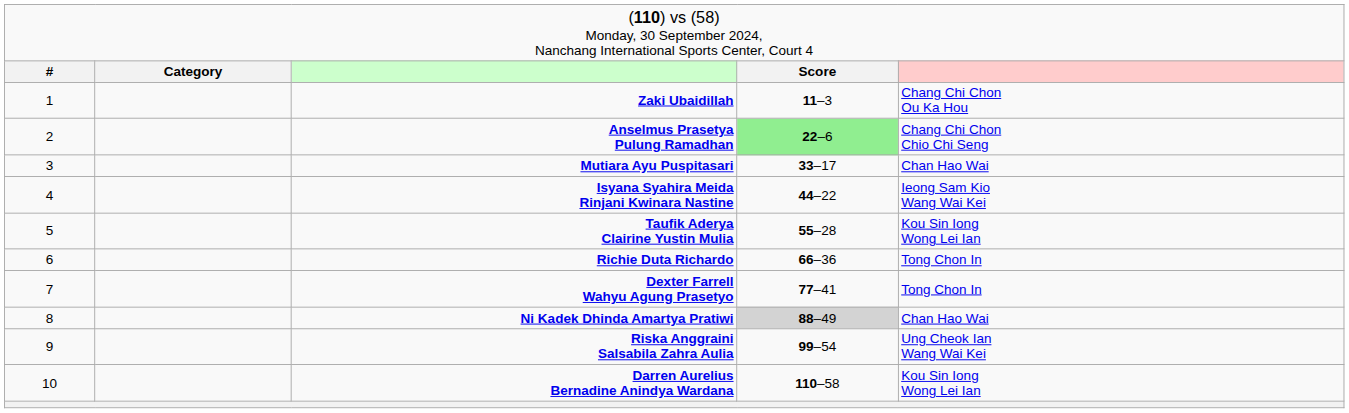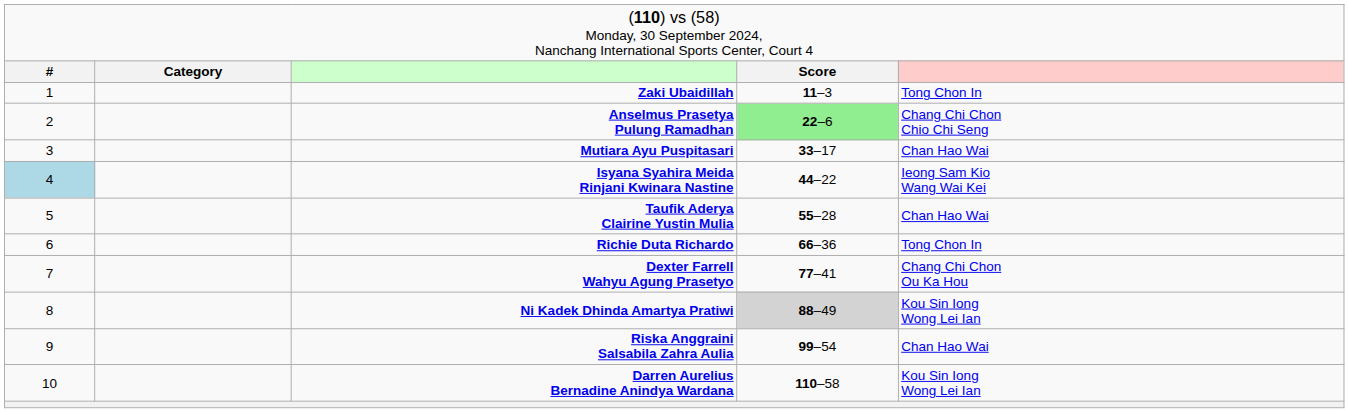(951, 101) Chang Chi Chon Ou Ka Hou -> (941, 93) Tong Chon In
(50, 195) no background -> (50, 180) lightblue background
(941, 231) Kou Sin Iong Wong Lei Ian -> (945, 216) Chan Hao Wai
(941, 289) Tong Chon In -> (951, 274) Chang Chi Chon Ou Ka Hou
(945, 318) Chan Hao Wai -> (941, 310) Kou Sin Iong Wong Lei Ian
(946, 347) Ung Cheok Ian Wang Wai Kei -> (945, 347) Chan Hao Wai
